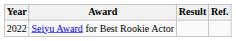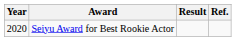(17, 28) 2022 -> (17, 28) 2020
